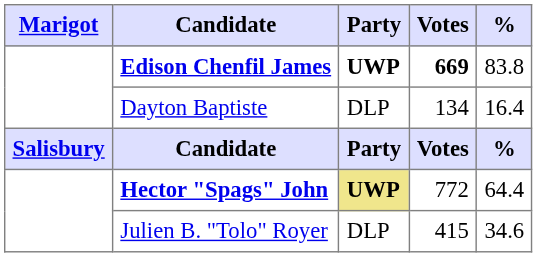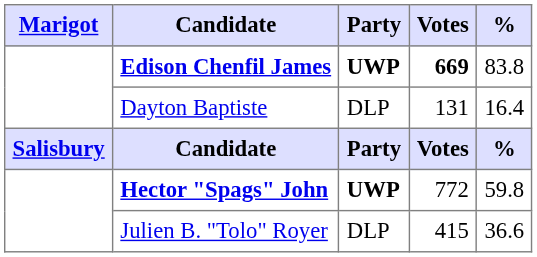(452, 107) 134 -> (452, 107) 131
(373, 189) khaki background -> (373, 189) no background
(504, 189) 64.4 -> (504, 189) 59.8
(504, 230) 34.6 -> (504, 230) 36.6
